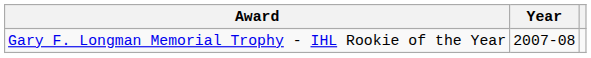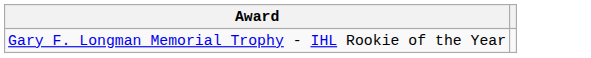- column: (544, 17)
